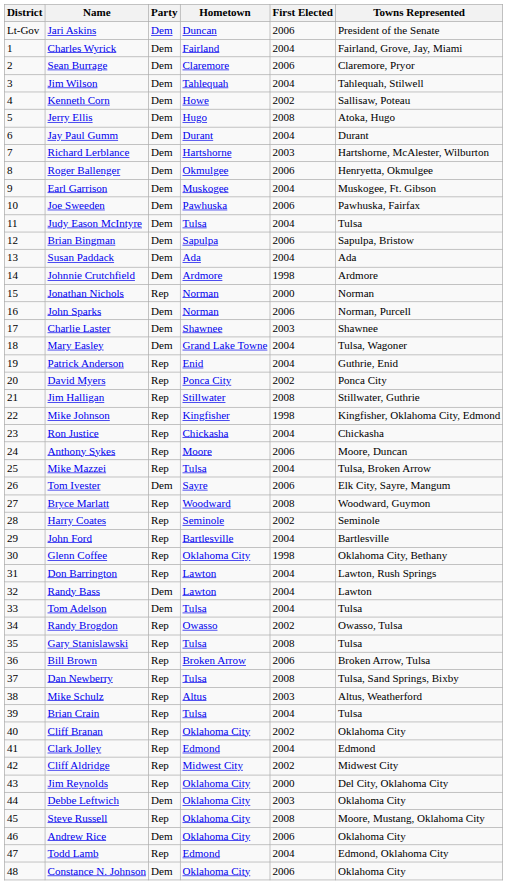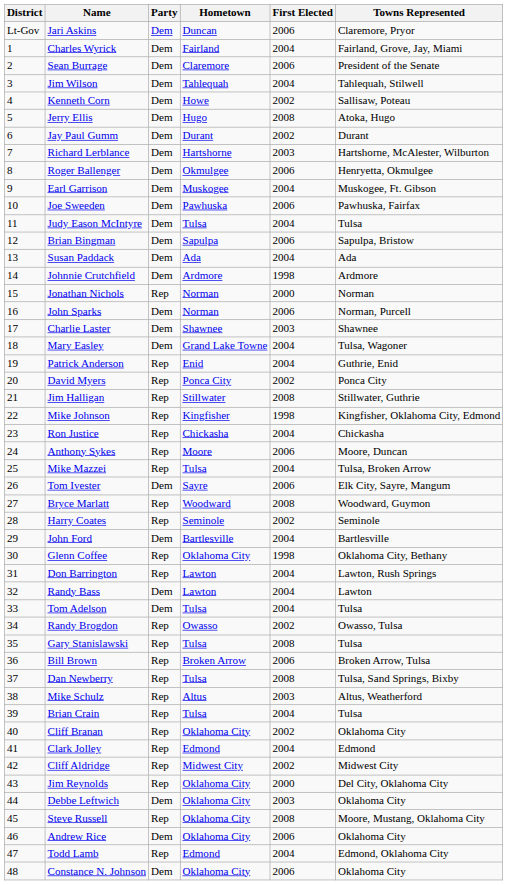(389, 30) President of the Senate -> (376, 30) Claremore, Pryor
(376, 65) Claremore, Pryor -> (389, 65) President of the Senate
(283, 135) 2004 -> (283, 135) 2002
(160, 538) Rep -> (162, 538) Dem
